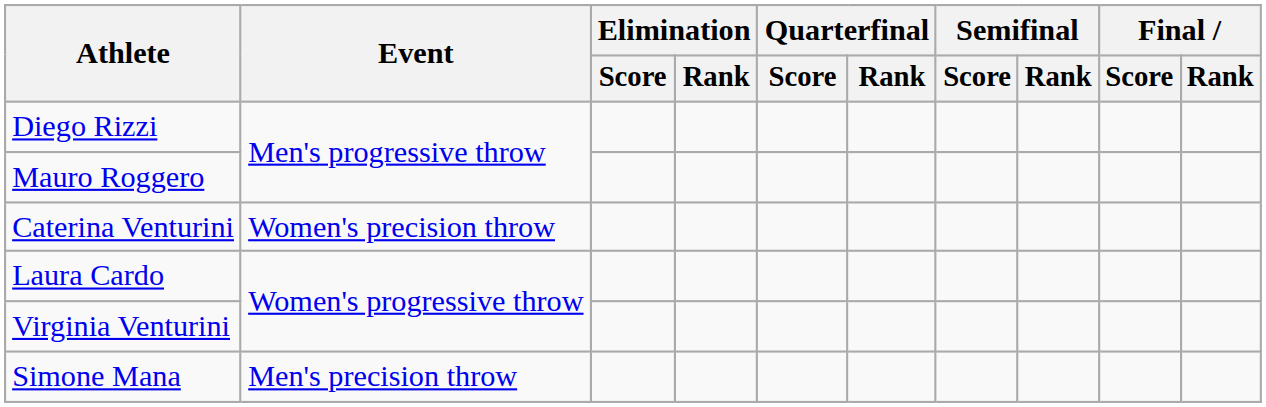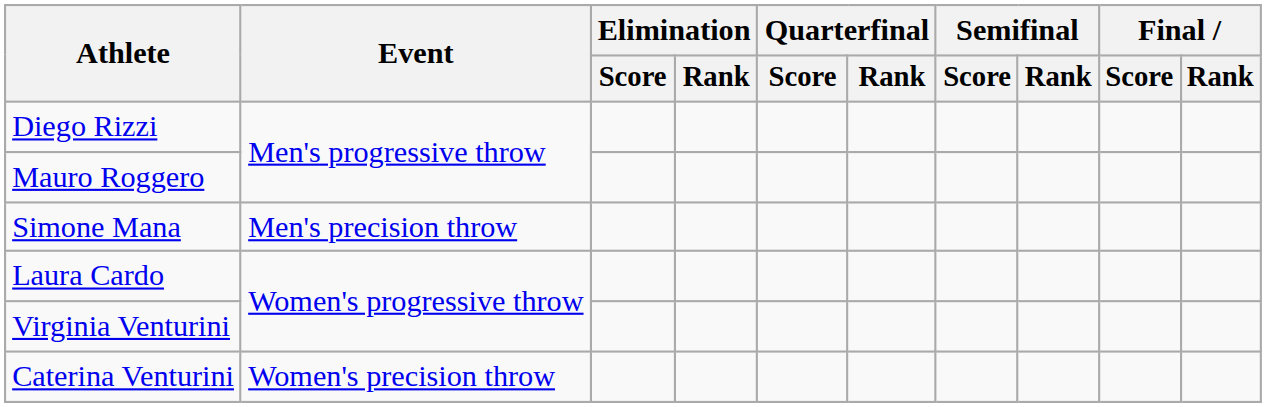rows swapped: (96, 376) <-> (123, 226)
